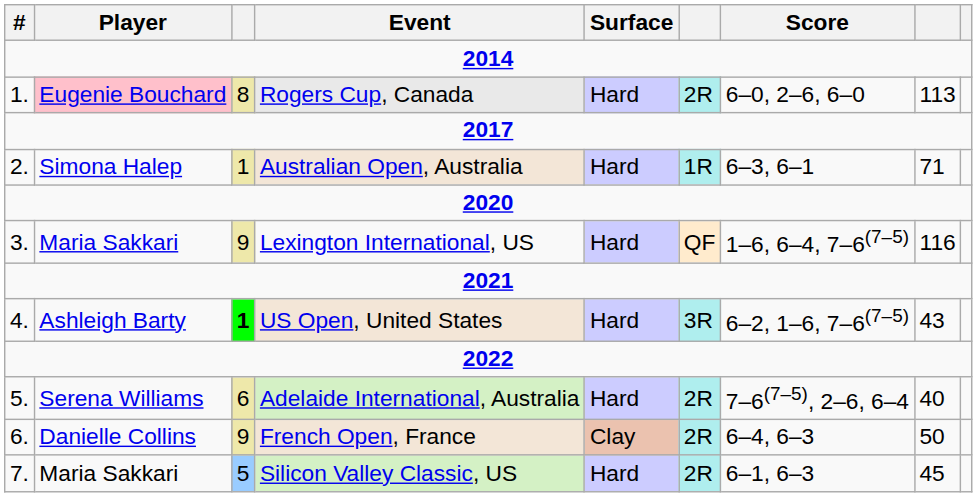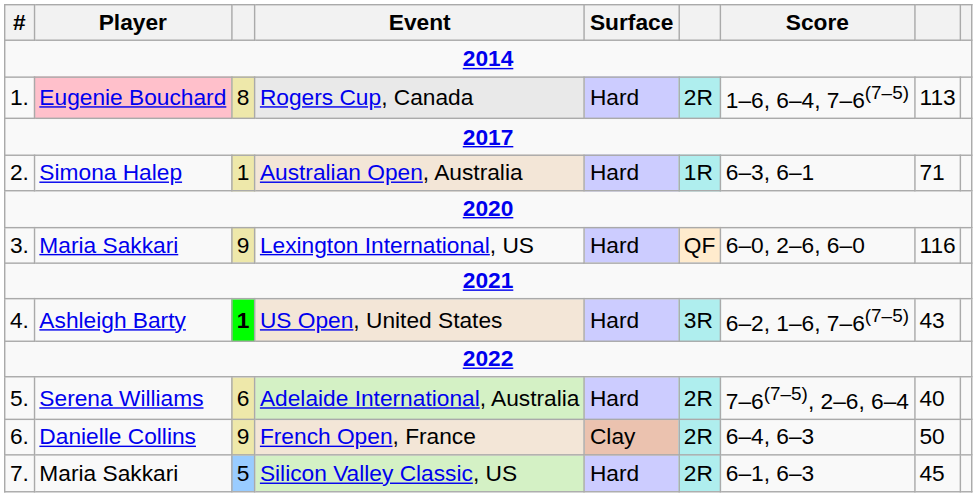(795, 94) 6–0, 2–6, 6–0 -> (817, 97) 1–6, 6–4, 7–6(7–5)
(817, 241) 1–6, 6–4, 7–6(7–5) -> (795, 244) 6–0, 2–6, 6–0
